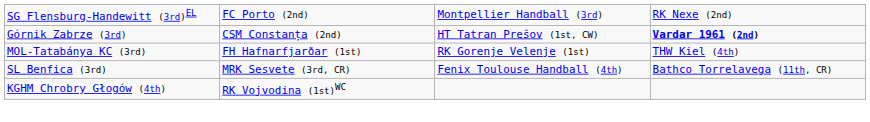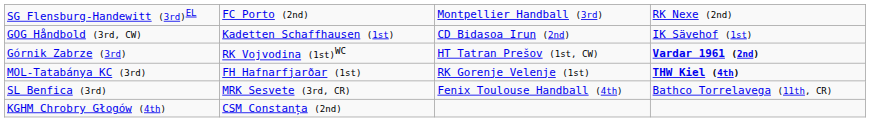+ row: (74, 34)
(282, 34) CSM Constanța (2nd) -> (284, 53) RK Vojvodina (1st)WC
(696, 52) normal -> (696, 72) bold
(284, 89) RK Vojvodina (1st)WC -> (282, 108) CSM Constanța (2nd)
